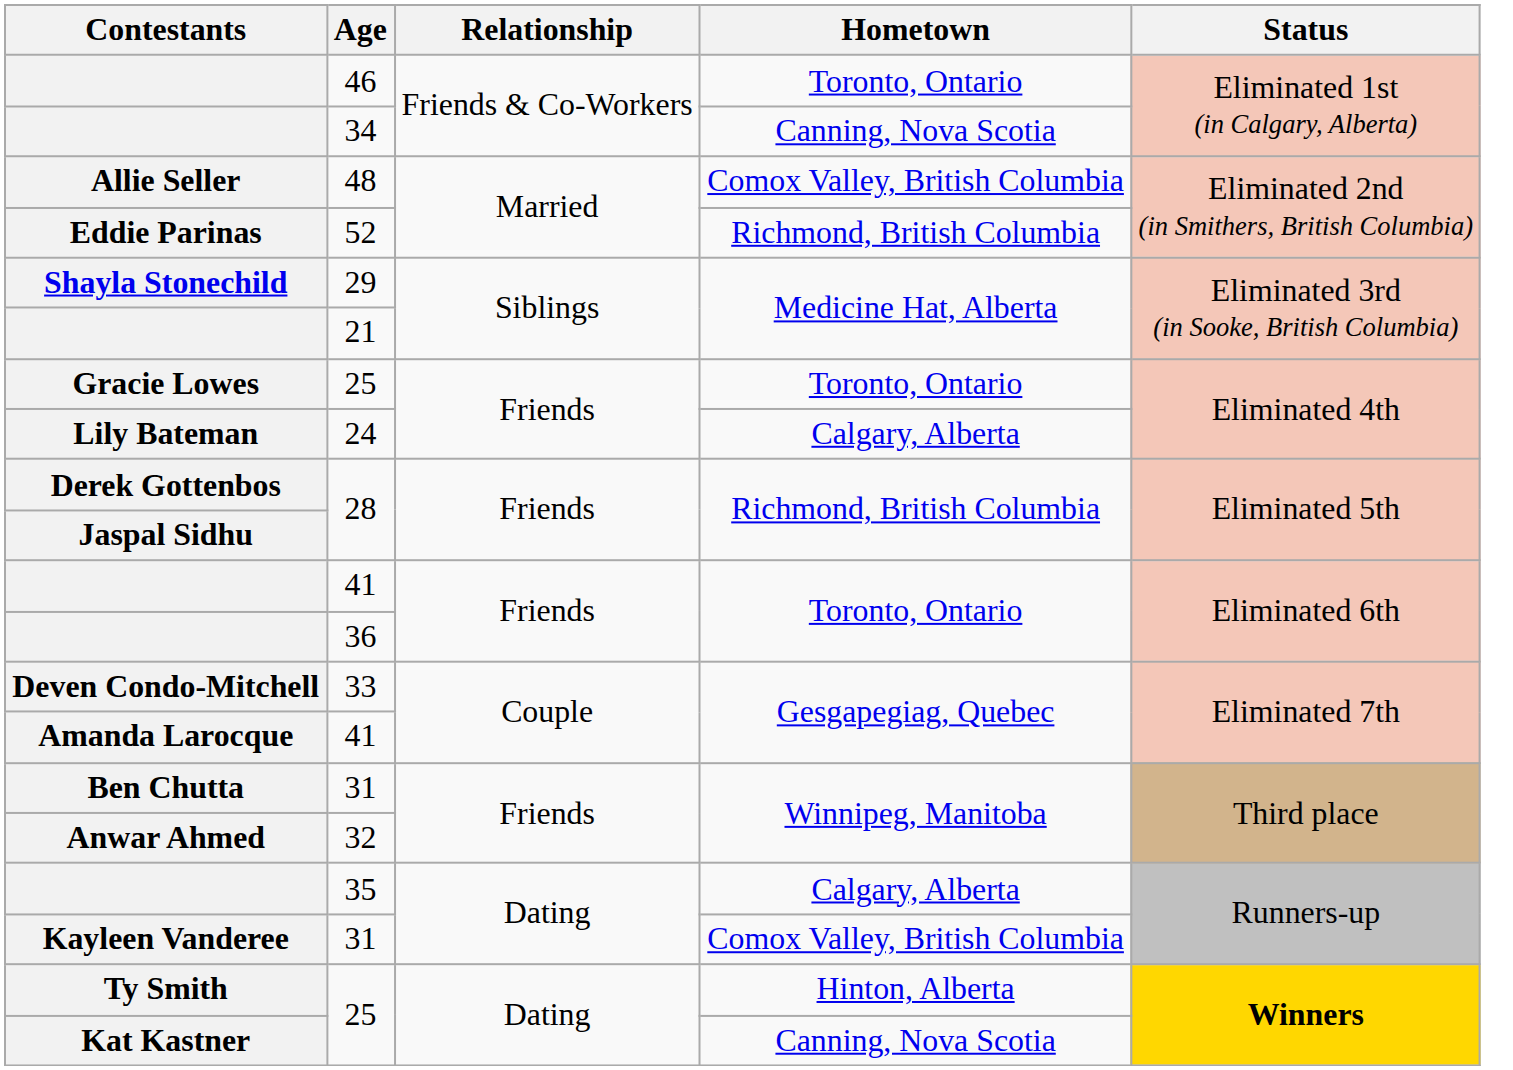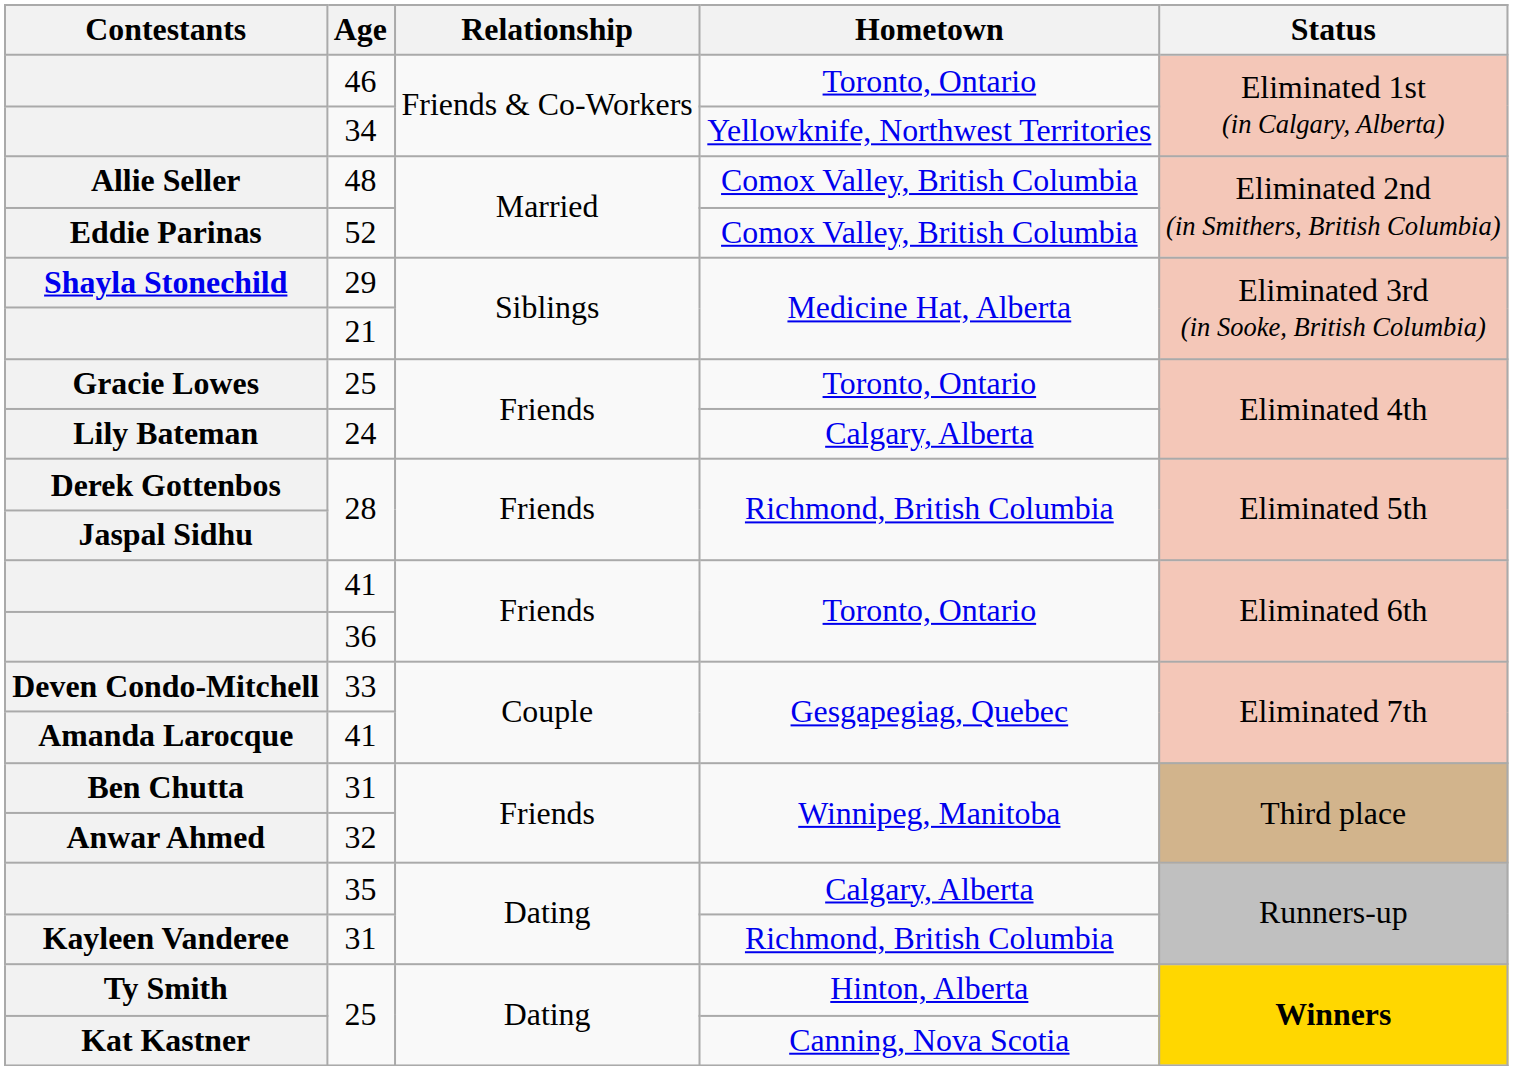(916, 130) Canning, Nova Scotia -> (929, 130) Yellowknife, Northwest Territories
(916, 231) Richmond, British Columbia -> (929, 231) Comox Valley, British Columbia
(916, 938) Comox Valley, British Columbia -> (929, 938) Richmond, British Columbia
